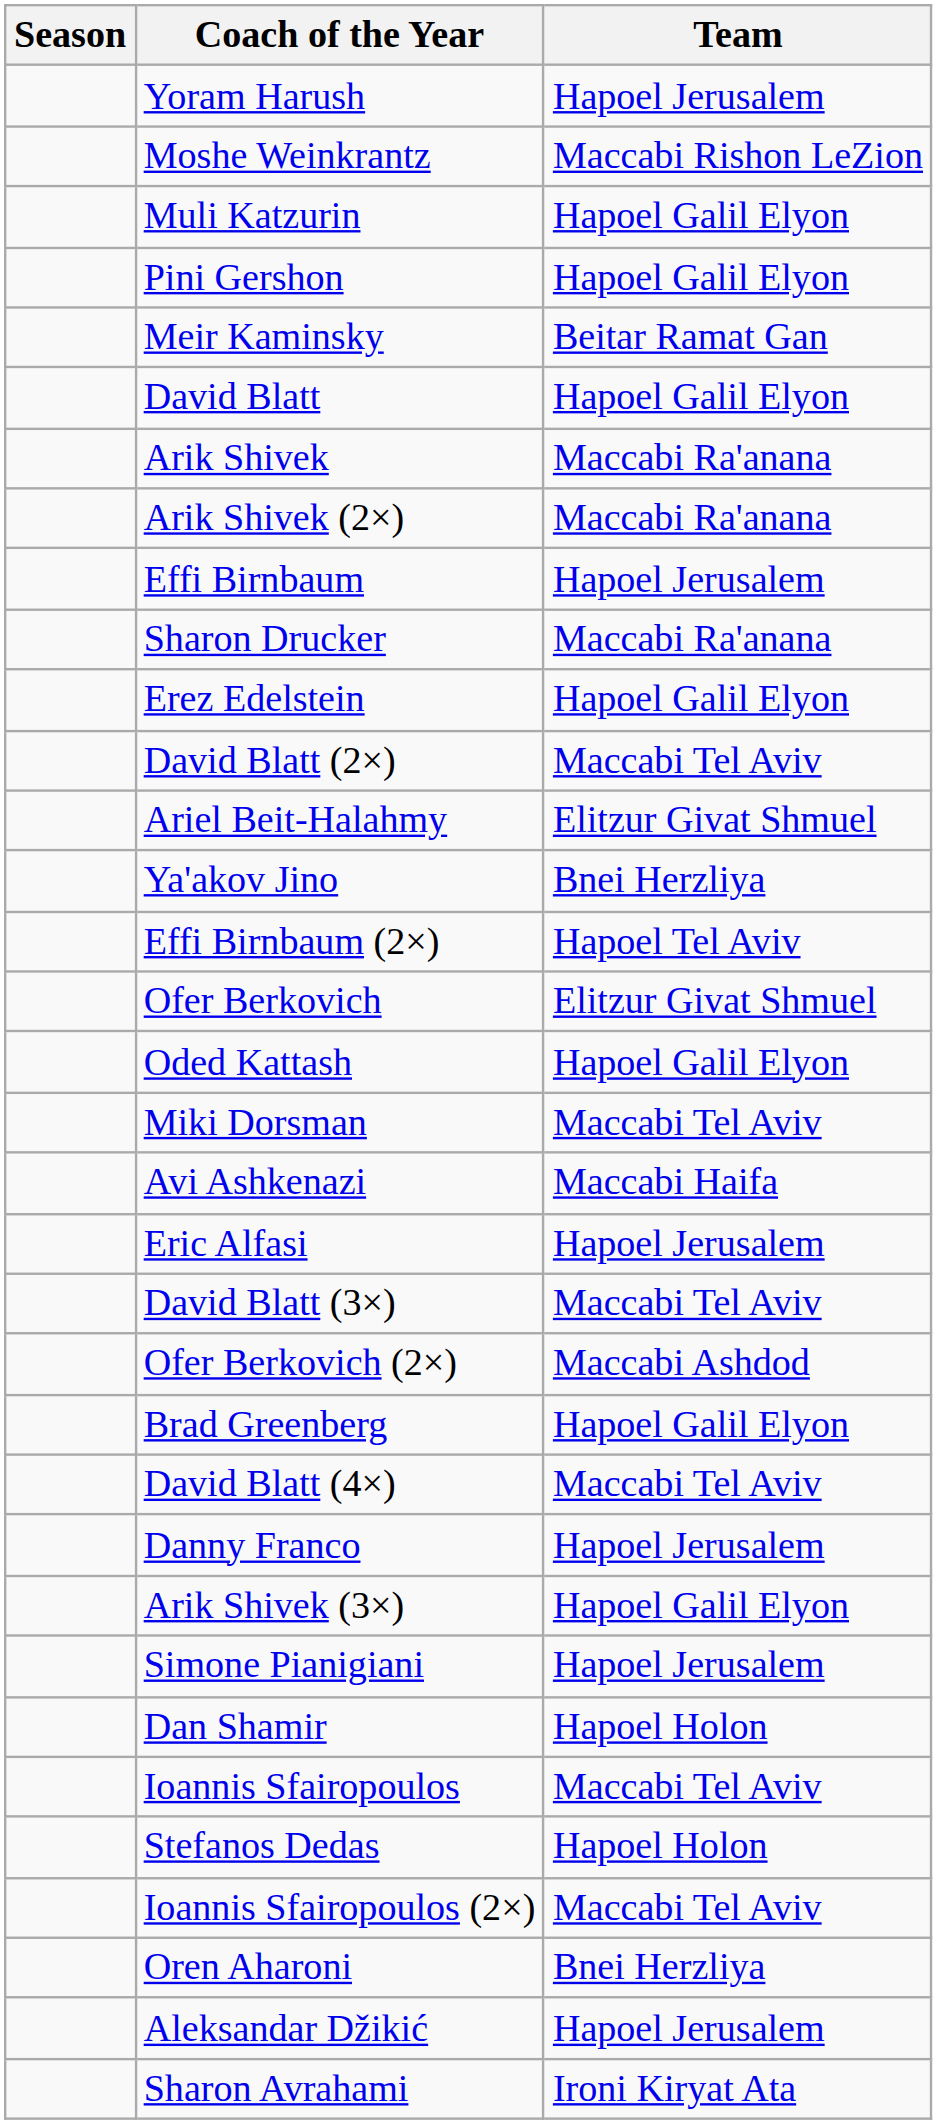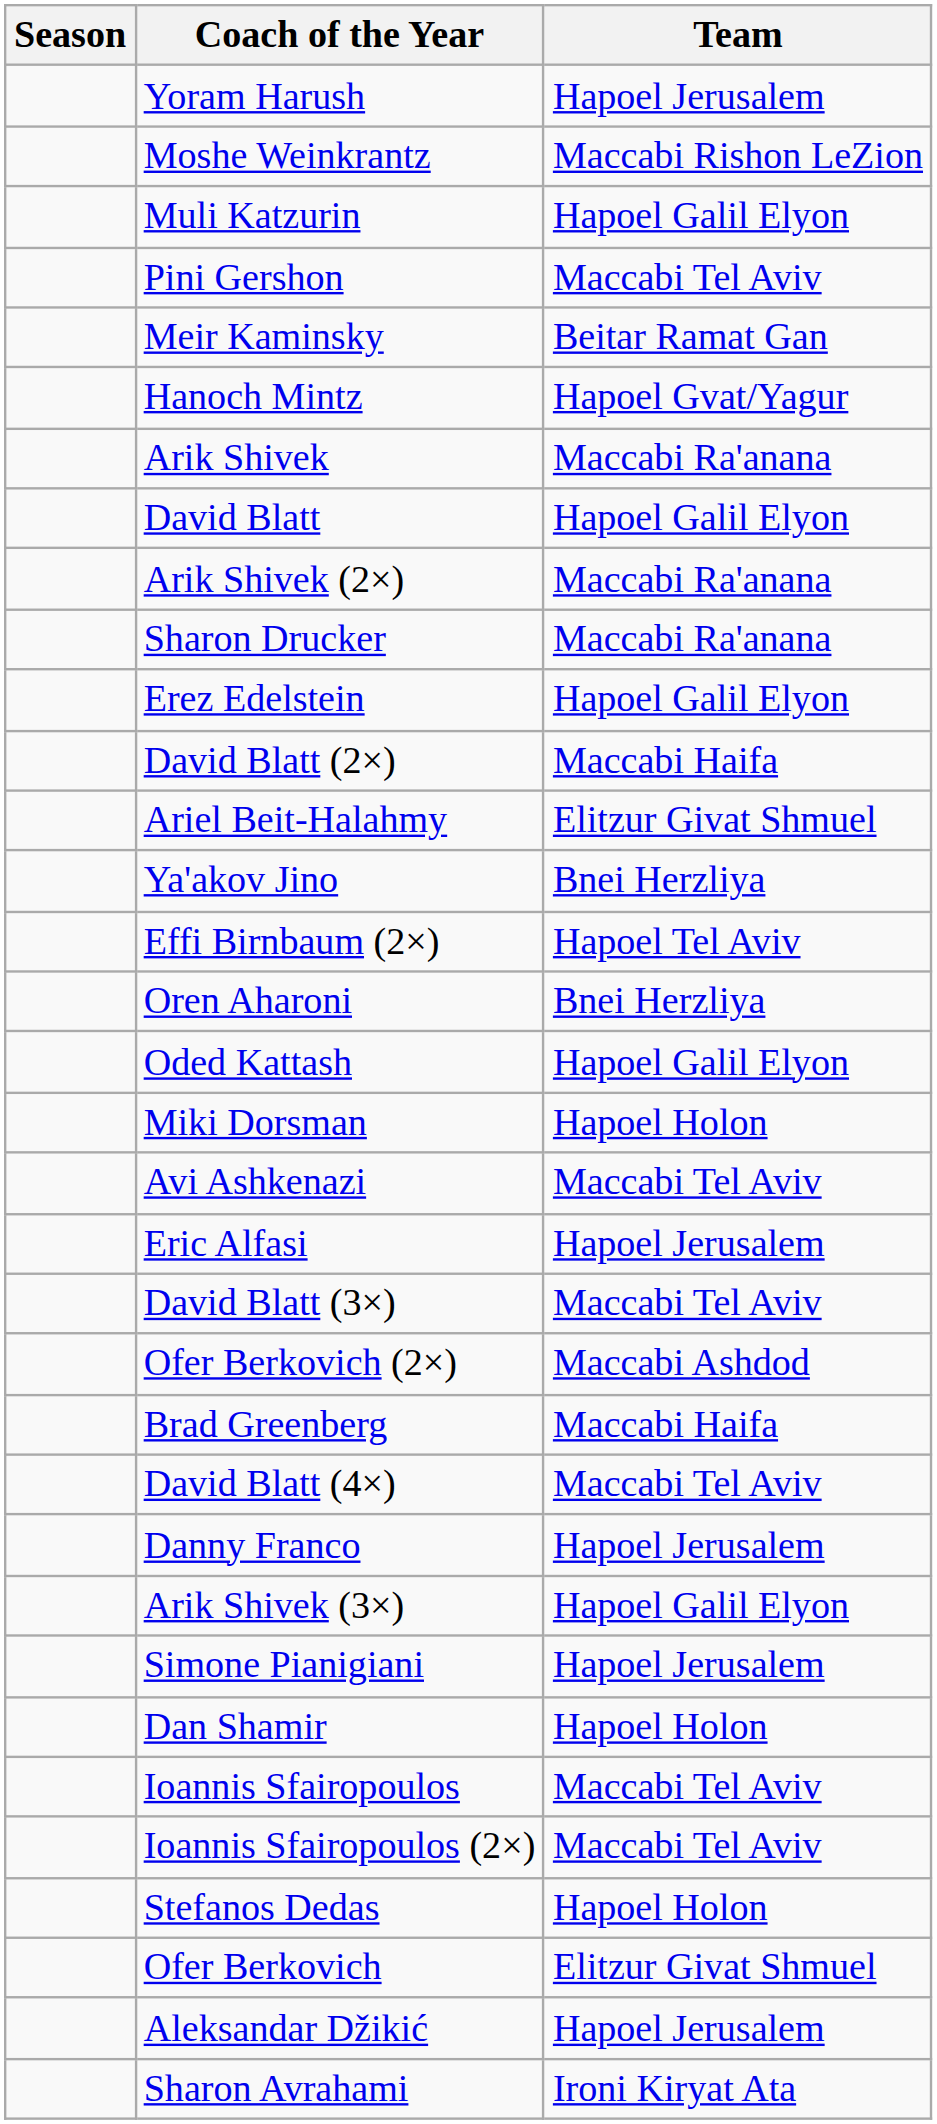(701, 276) Hapoel Galil Elyon -> (687, 276) Maccabi Tel Aviv
+ row: (253, 397)
rows swapped: (232, 397) <-> (236, 457)
- row: (254, 578)
(687, 759) Maccabi Tel Aviv -> (665, 759) Maccabi Haifa
rows swapped: (263, 1000) <-> (248, 1967)
(687, 1121) Maccabi Tel Aviv -> (660, 1121) Hapoel Holon
(665, 1182) Maccabi Haifa -> (687, 1182) Maccabi Tel Aviv
(701, 1423) Hapoel Galil Elyon -> (665, 1423) Maccabi Haifa
rows swapped: (340, 1906) <-> (262, 1846)
